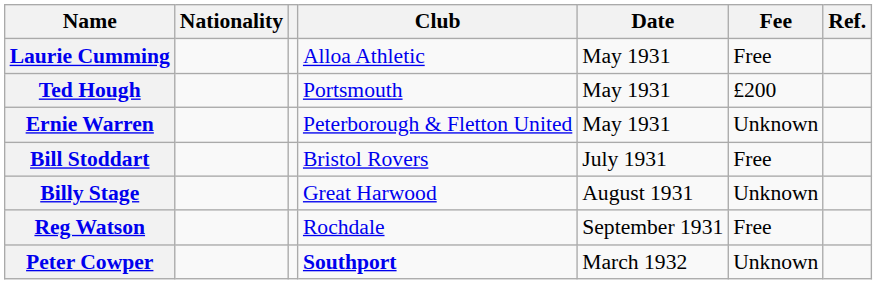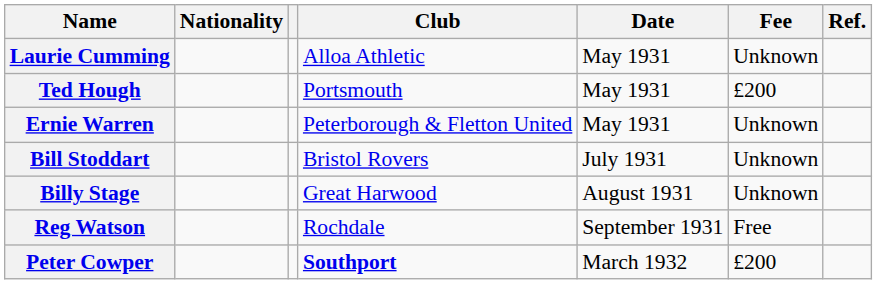(752, 55) Free -> (776, 55) Unknown
(752, 158) Free -> (776, 158) Unknown
(776, 261) Unknown -> (755, 261) £200
